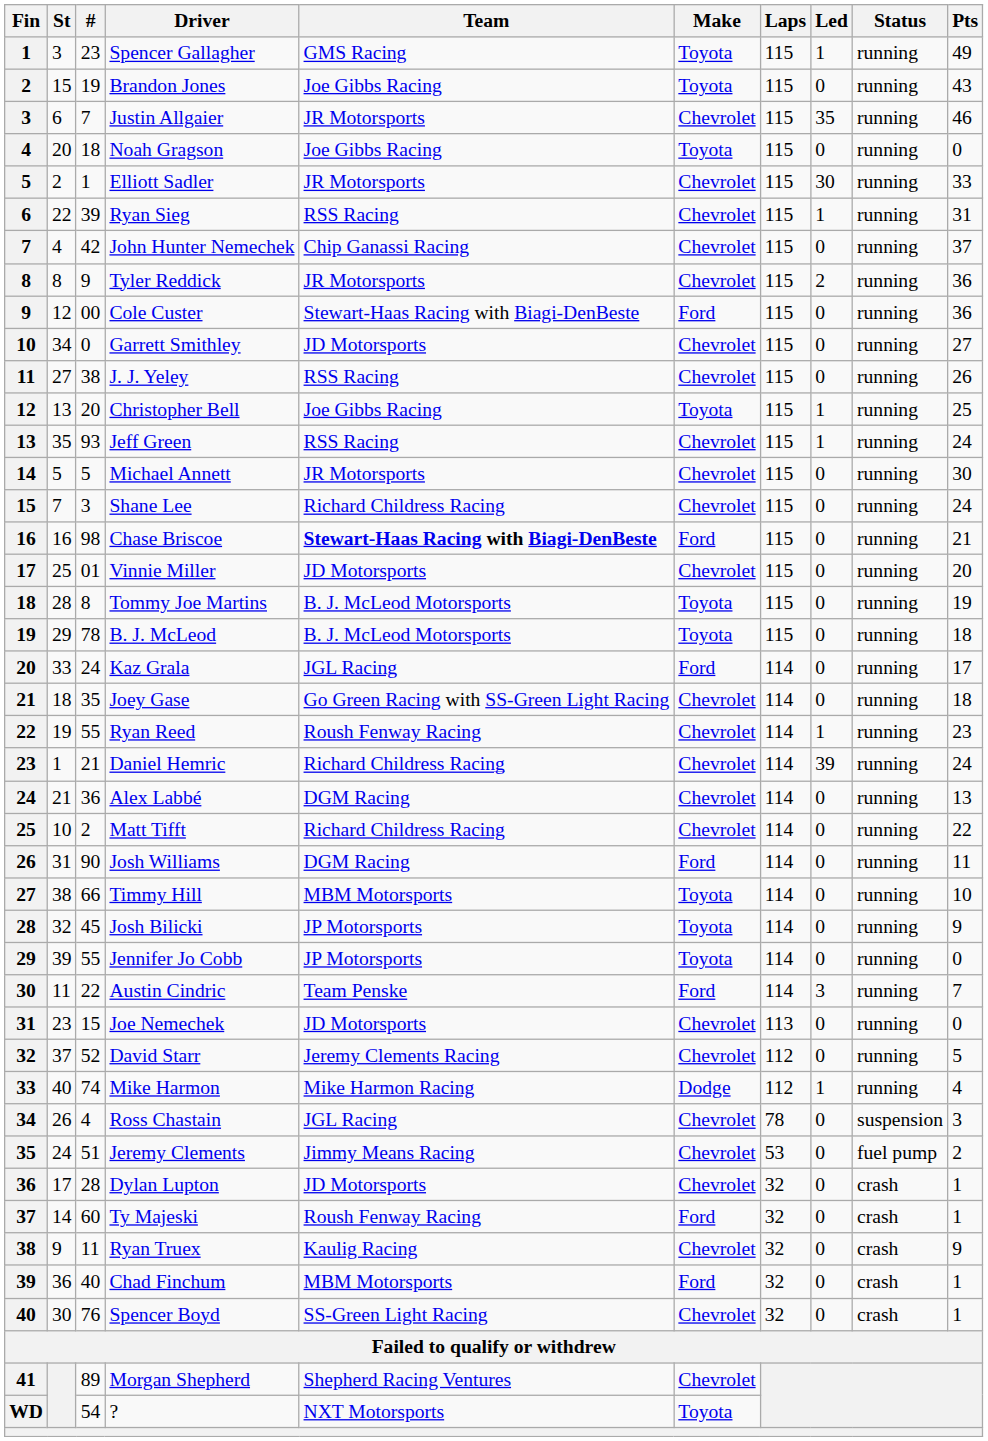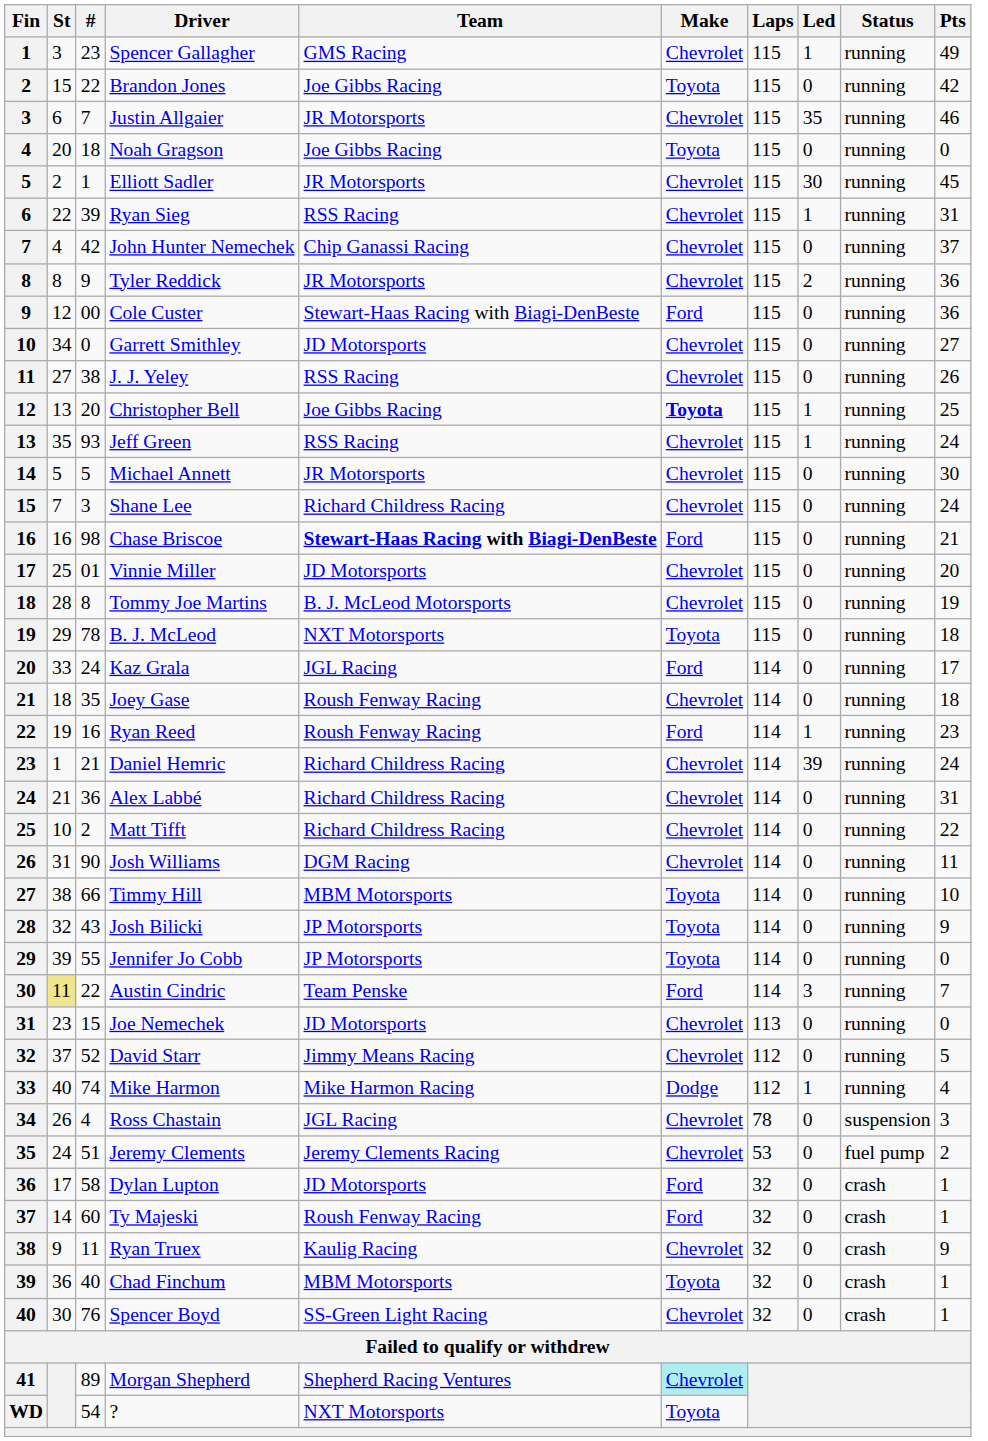(705, 53) Toyota -> (705, 53) Chevrolet
(91, 85) 19 -> (91, 85) 22
(962, 85) 43 -> (949, 85) 42
(962, 182) 33 -> (949, 182) 45
(705, 408) normal -> (694, 408) bold
(705, 602) Toyota -> (705, 602) Chevrolet
(407, 635) B. J. McLeod Motorsports -> (374, 635) NXT Motorsports
(486, 699) Go Green Racing with SS-Green Light Racing -> (392, 699) Roush Fenway Racing
(91, 732) 55 -> (91, 732) 16
(717, 732) Chevrolet -> (684, 732) Ford
(357, 796) DGM Racing -> (404, 796) Richard Childress Racing
(962, 796) 13 -> (949, 796) 31
(697, 861) Ford -> (705, 861) Chevrolet
(91, 926) 45 -> (91, 926) 43
(61, 990) no background -> (61, 990) khaki background
(402, 1055) Jeremy Clements Racing -> (389, 1055) Jimmy Means Racing
(389, 1152) Jimmy Means Racing -> (402, 1152) Jeremy Clements Racing
(91, 1184) 28 -> (91, 1184) 58
(717, 1184) Chevrolet -> (684, 1184) Ford
(697, 1281) Ford -> (693, 1281) Toyota
(717, 1378) no background -> (705, 1378) paleturquoise background
